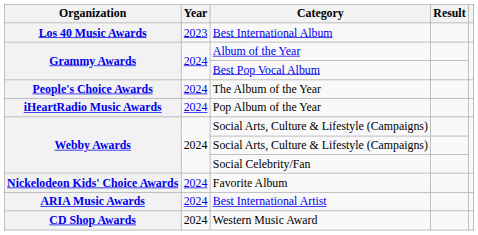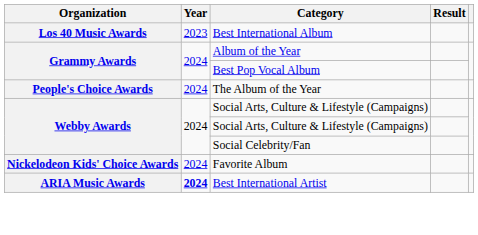- row: (93, 107)
(196, 201) normal -> (196, 182) bold
- row: (93, 220)
